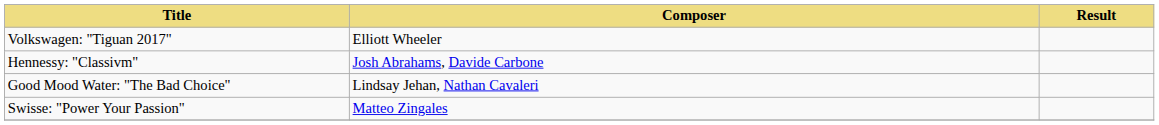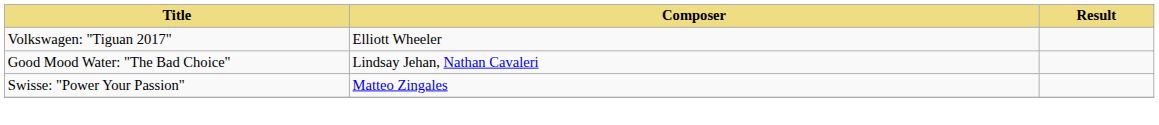- row: (73, 62)
